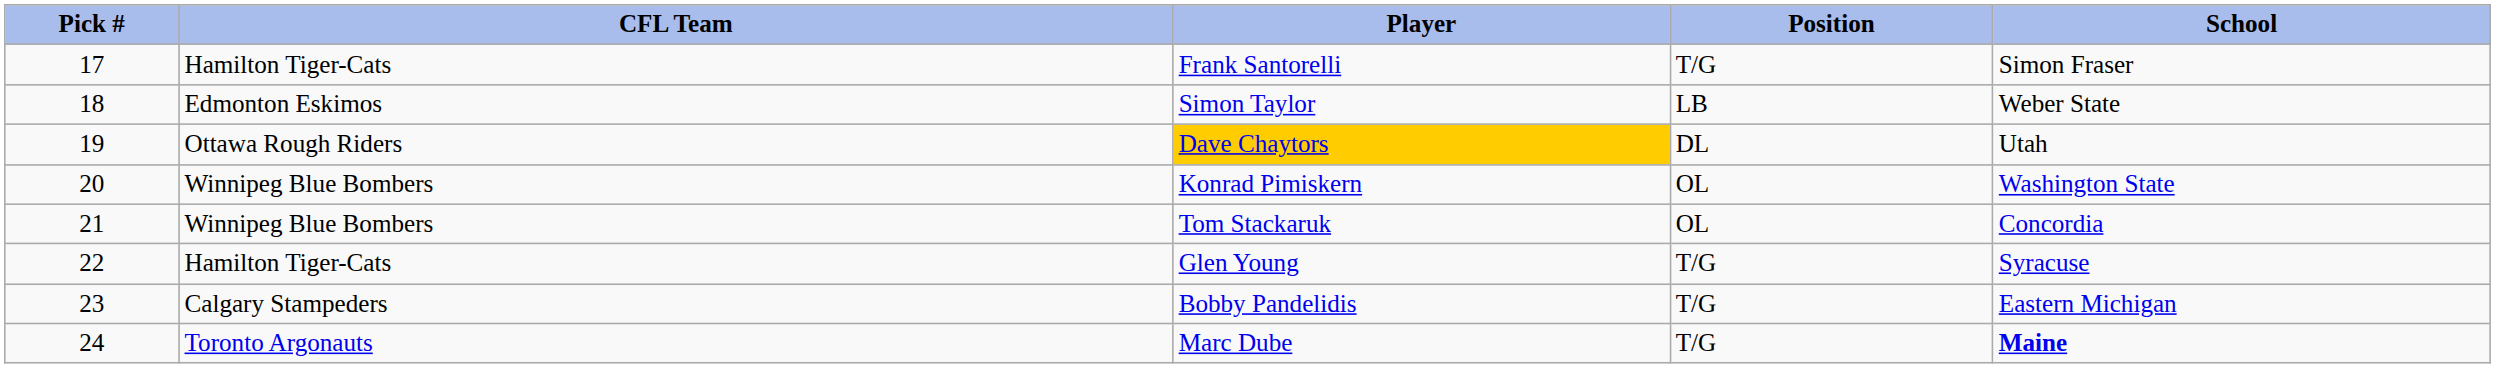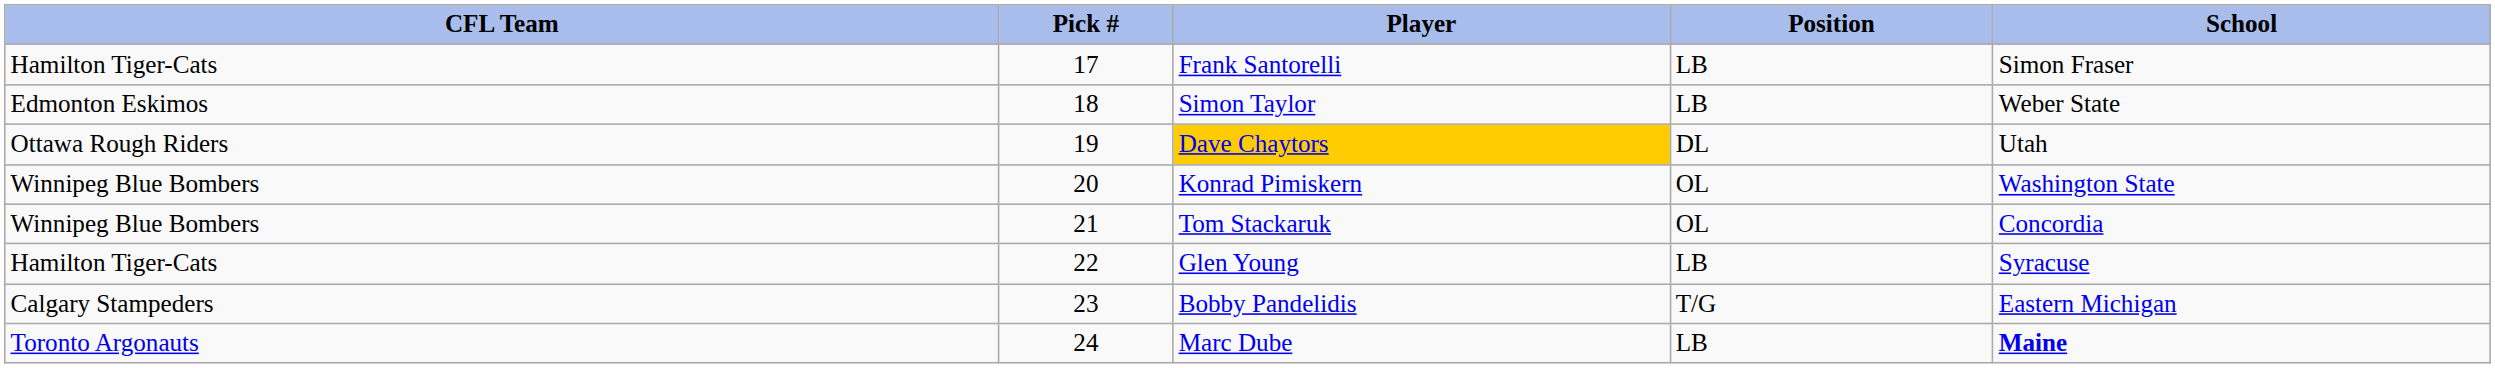columns swapped: (92, 24) <-> (676, 24)
(1696, 64) T/G -> (1692, 64) LB
(1696, 263) T/G -> (1692, 263) LB
(1696, 343) T/G -> (1692, 343) LB
